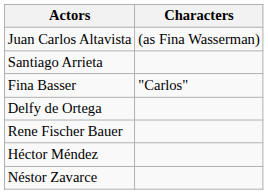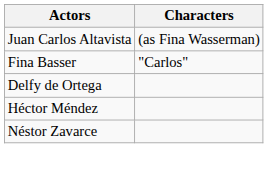- row: (55, 62)
- row: (65, 131)
